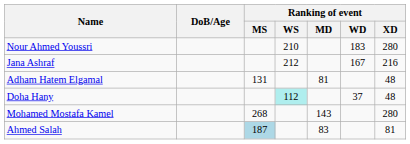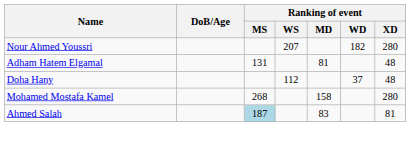(291, 46) 210 -> (291, 46) 207
(358, 46) 183 -> (358, 46) 182
- row: (31, 63)
(291, 97) paleturquoise background -> (291, 80) no background
(324, 113) 143 -> (324, 97) 158
